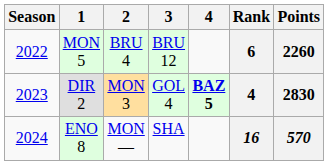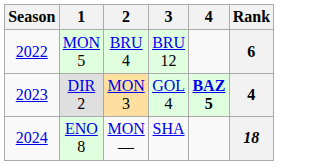- column: (299, 17)
(251, 138) 16 -> (251, 138) 18
